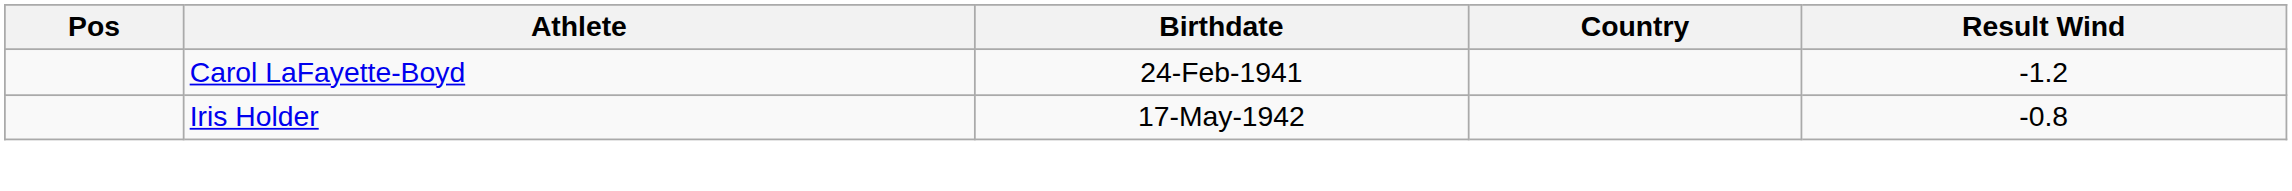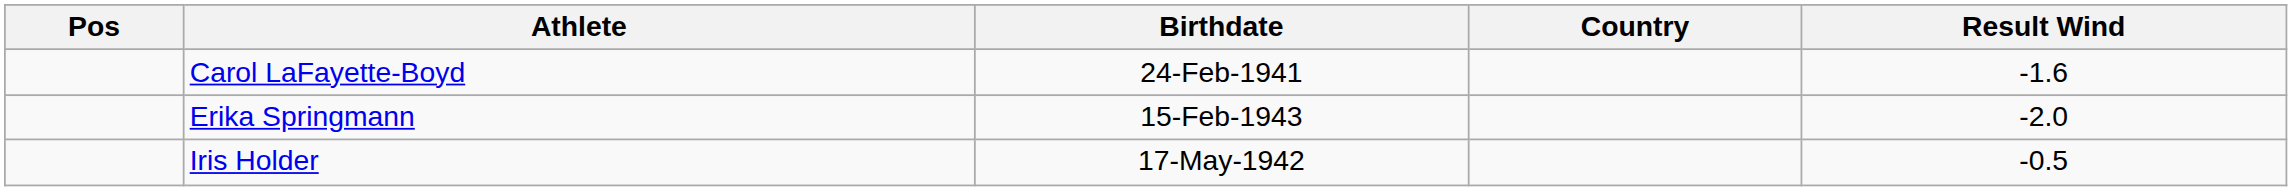(2044, 71) -1.2 -> (2044, 71) -1.6
+ row: (302, 116)
(2044, 116) -0.8 -> (2044, 161) -0.5
